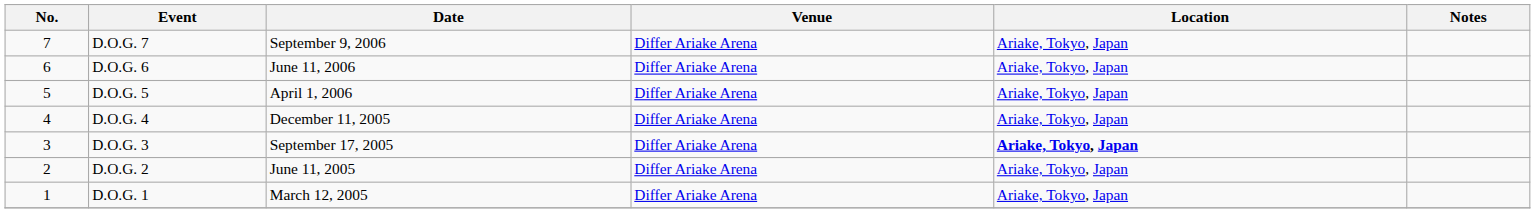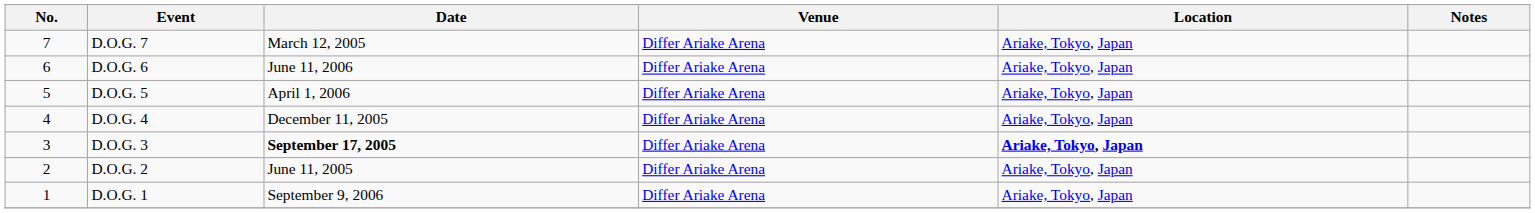(328, 42) September 9, 2006 -> (316, 42) March 12, 2005
(331, 144) normal -> (332, 144) bold
(319, 195) March 12, 2005 -> (325, 195) September 9, 2006
